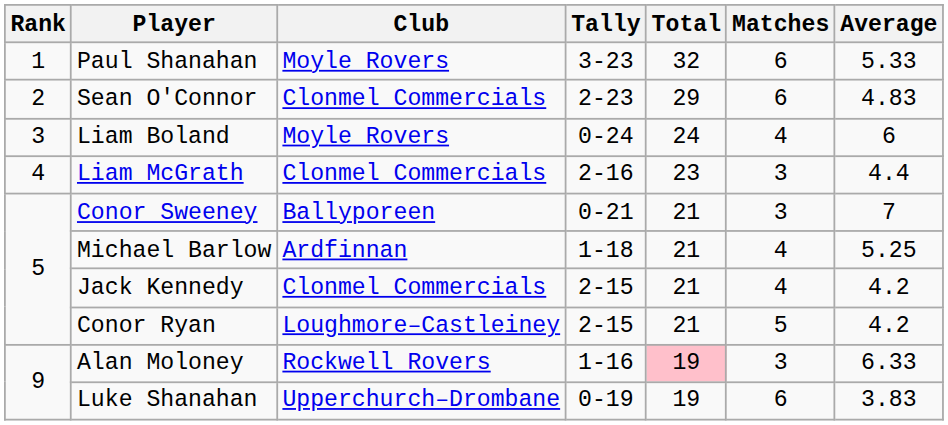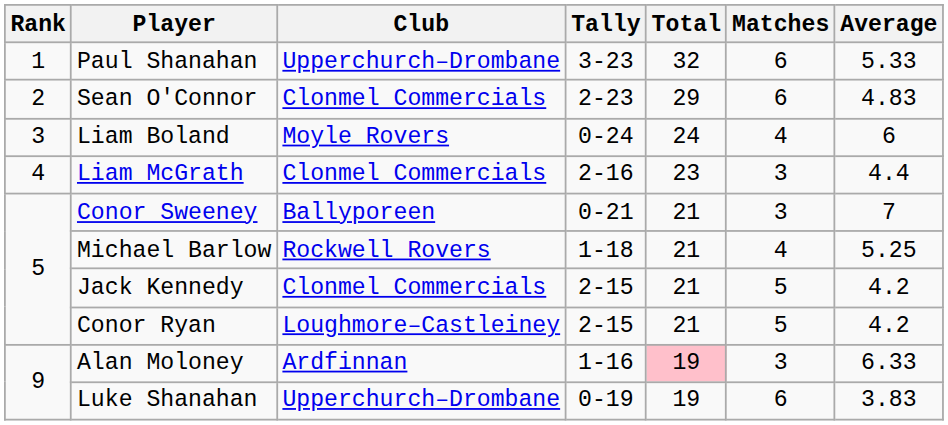(366, 61) Moyle Rovers -> (421, 61) Upperchurch–Drombane
(345, 250) Ardfinnan -> (387, 250) Rockwell Rovers
(781, 288) 4 -> (781, 288) 5
(387, 363) Rockwell Rovers -> (345, 363) Ardfinnan
